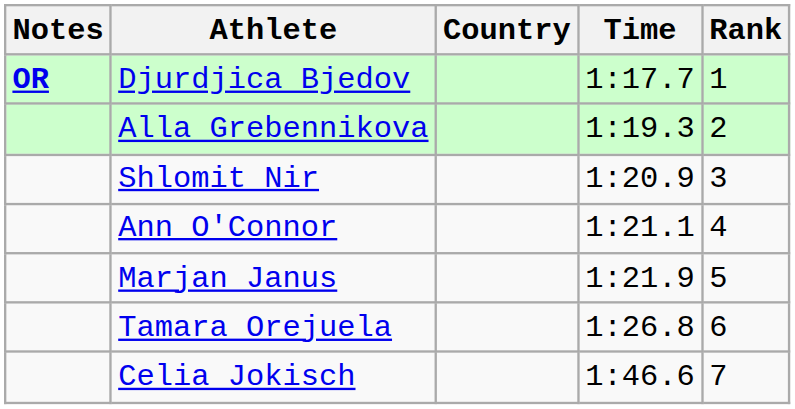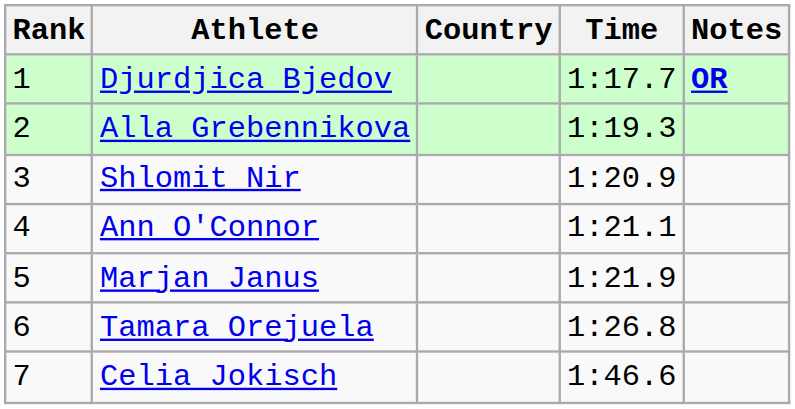columns swapped: (746, 30) <-> (58, 30)
